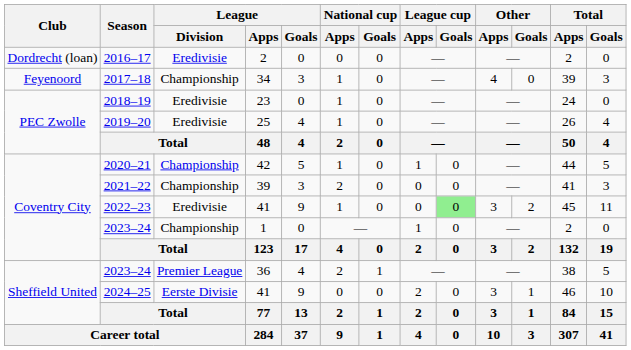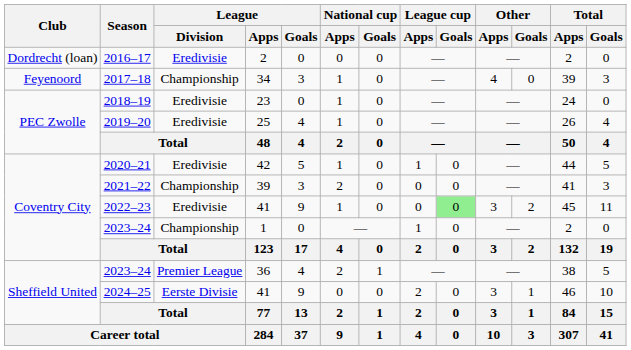(200, 164) Championship -> (200, 164) Eredivisie
